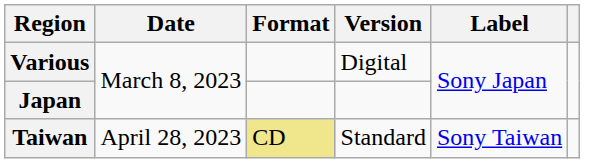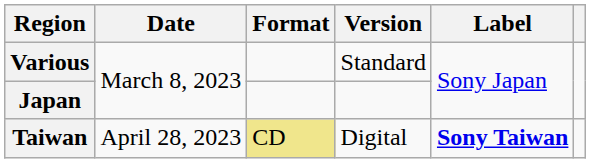(374, 61) Digital -> (383, 61) Standard
(383, 137) Standard -> (374, 137) Digital
(500, 137) normal -> (503, 137) bold
